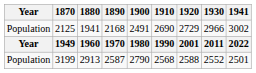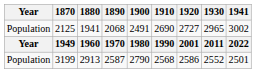(115, 28) 2168 -> (115, 28) 2068
(189, 28) 2729 -> (189, 28) 2727
(214, 28) 2966 -> (214, 28) 2965
(189, 60) 2588 -> (189, 60) 2586
